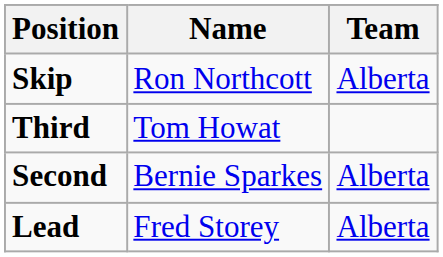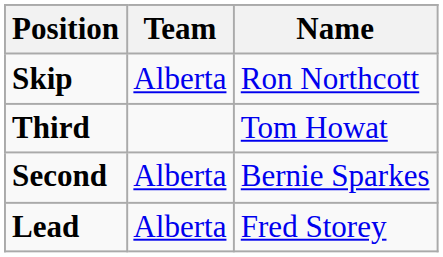columns swapped: (228, 29) <-> (383, 29)
